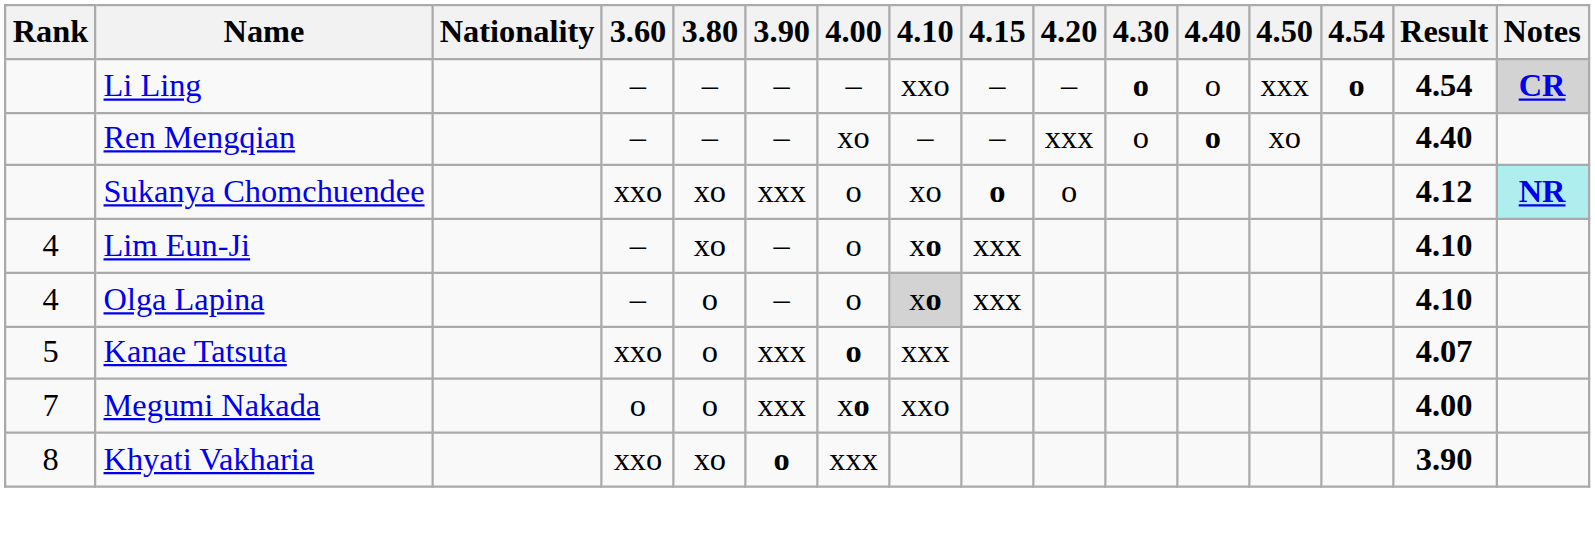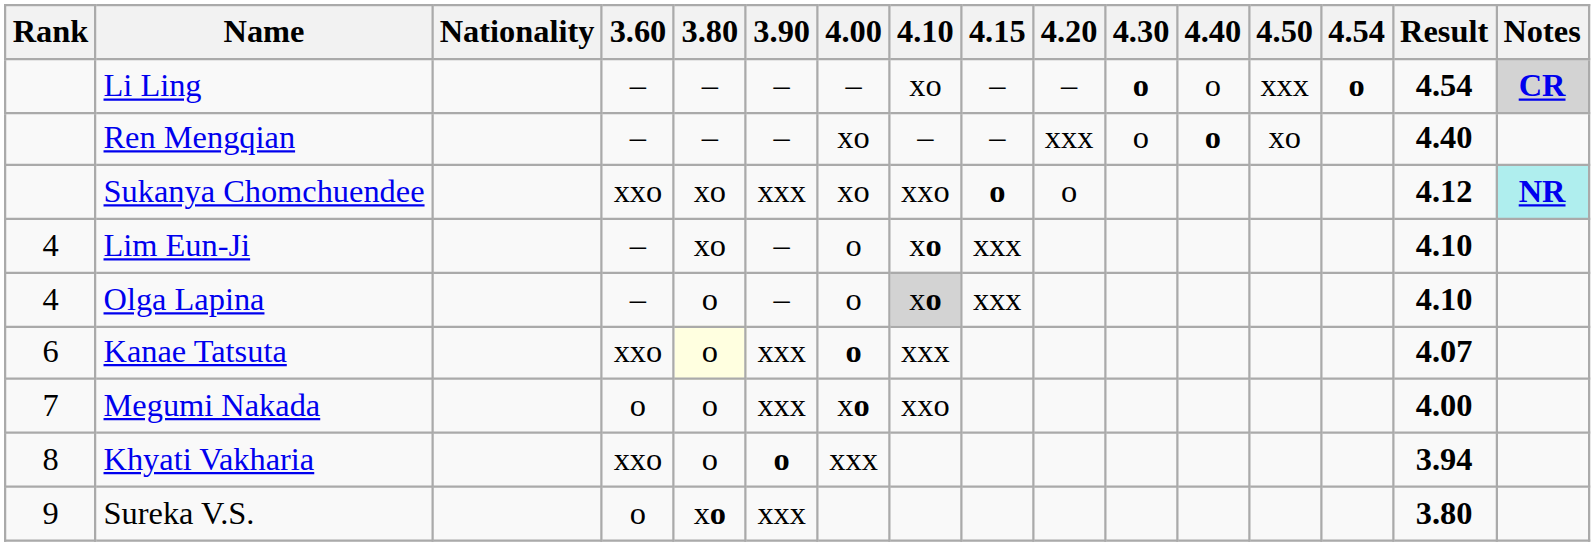(925, 85) xxo -> (925, 85) xo
(854, 191) o -> (854, 191) xo
(925, 191) xo -> (925, 191) xxo
(51, 352) 5 -> (51, 352) 6
(710, 352) no background -> (710, 352) lightyellow background
(710, 459) xo -> (710, 459) o
(1444, 459) 3.90 -> (1444, 459) 3.94
+ row: (179, 512)
